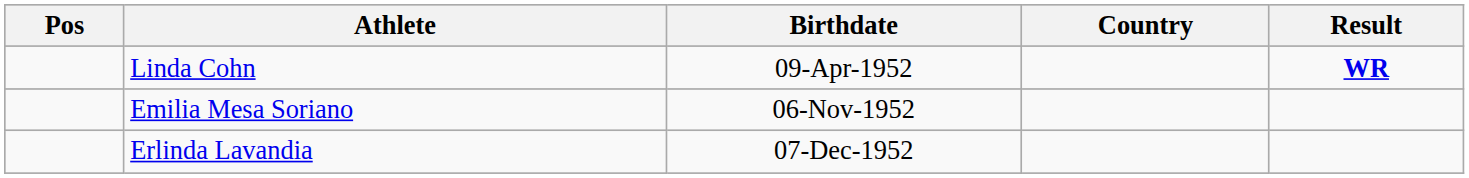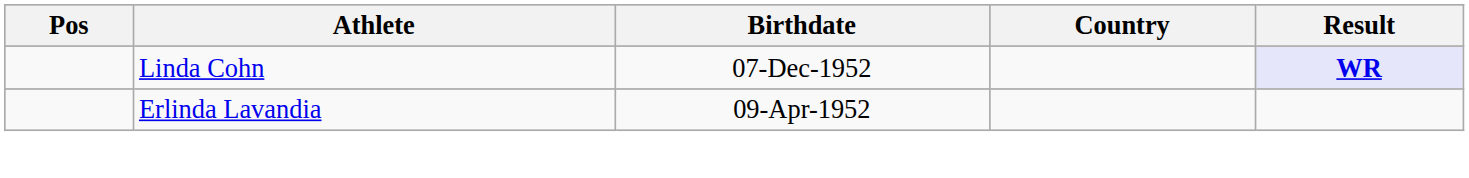(844, 67) 09-Apr-1952 -> (802, 67) 07-Dec-1952
(1366, 67) no background -> (1359, 67) lavender background
- row: (242, 109)
(844, 151) 07-Dec-1952 -> (802, 109) 09-Apr-1952
